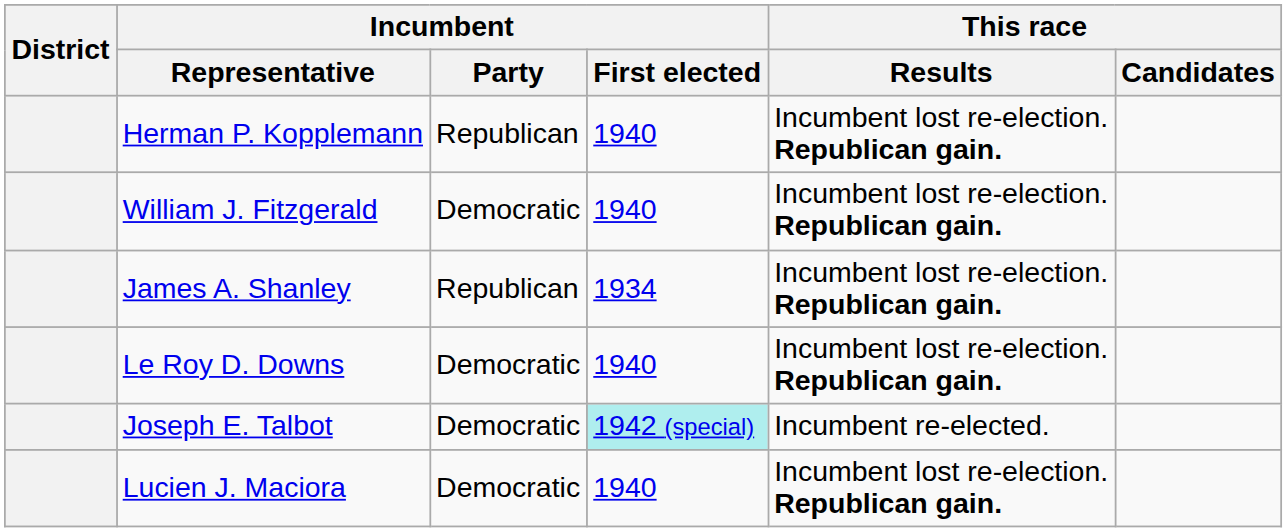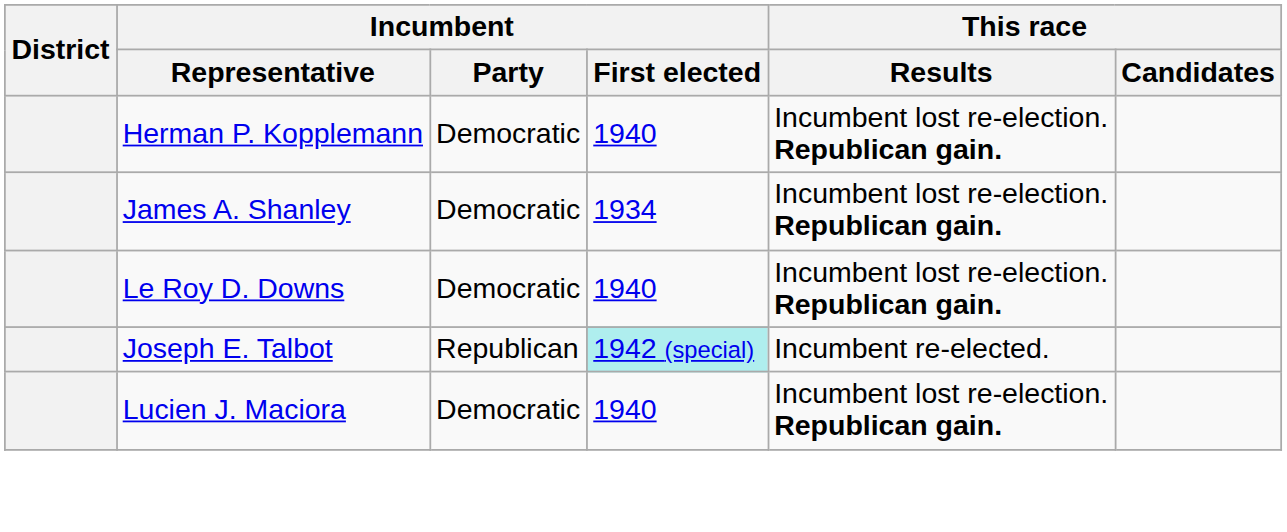(507, 133) Republican -> (508, 133) Democratic
- row: (250, 210)
(507, 287) Republican -> (508, 210) Democratic
(508, 426) Democratic -> (507, 349) Republican
